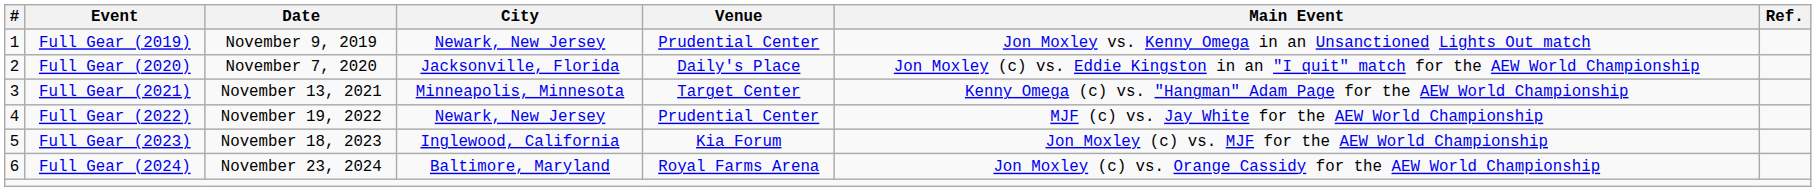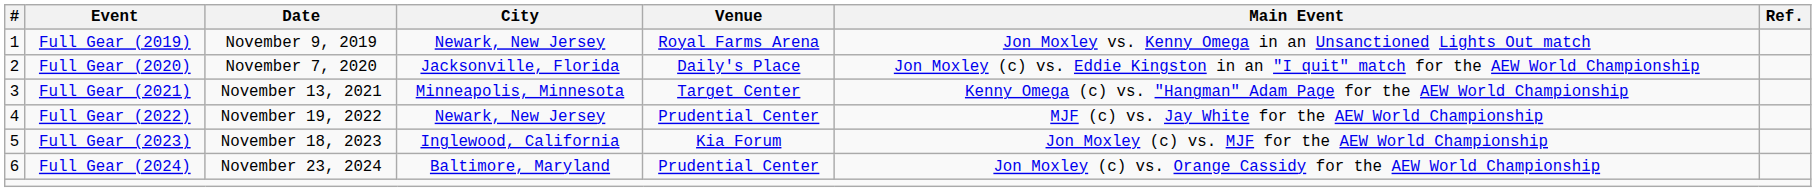(739, 42) Prudential Center -> (739, 42) Royal Farms Arena
(739, 167) Royal Farms Arena -> (739, 167) Prudential Center
